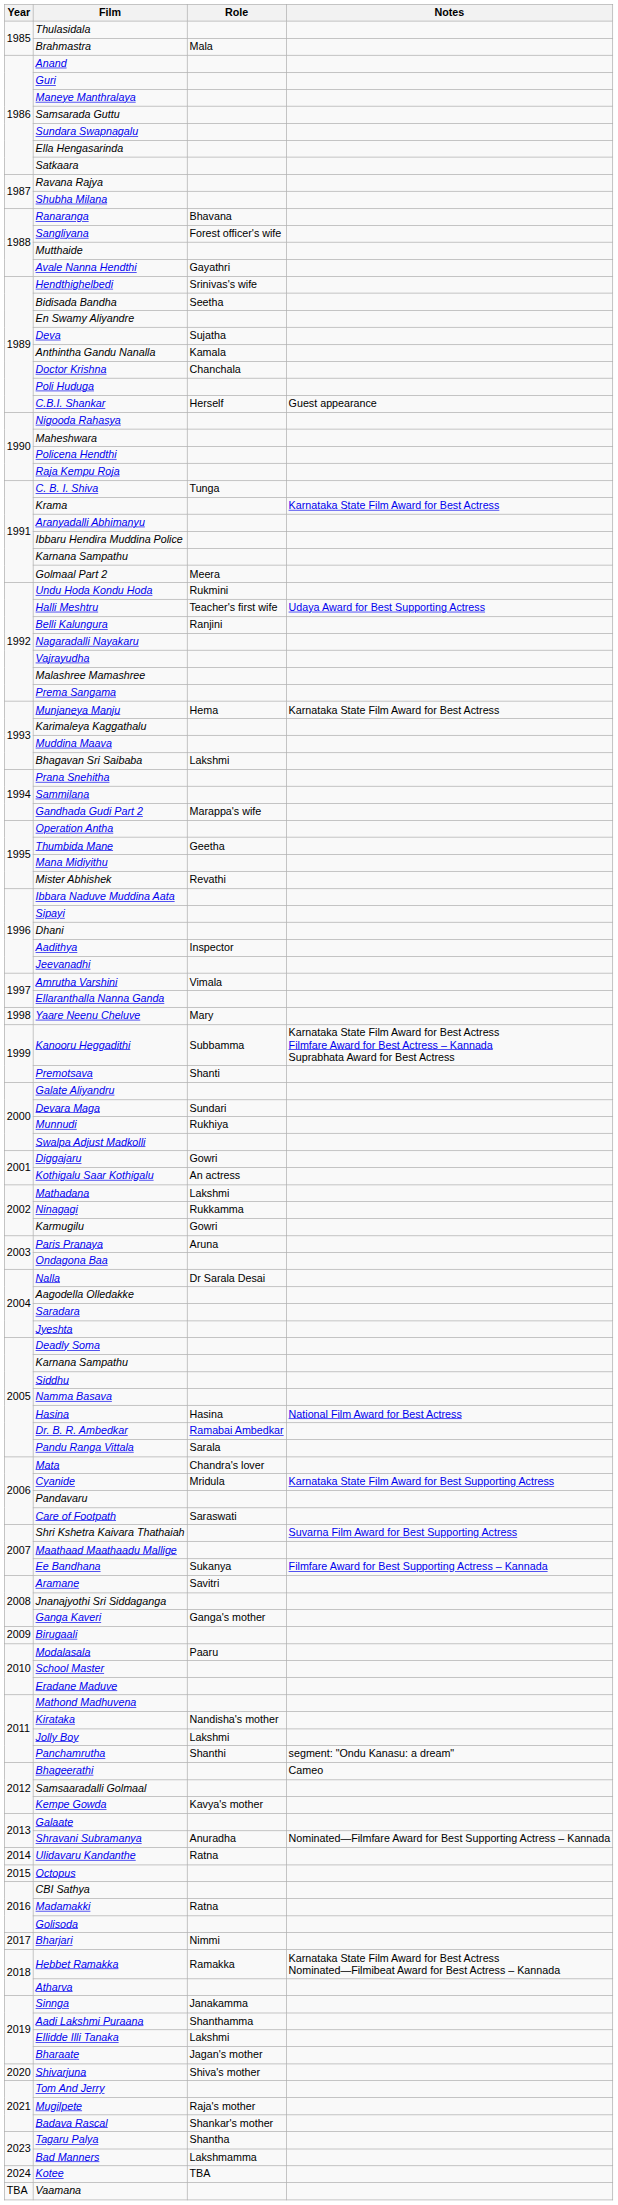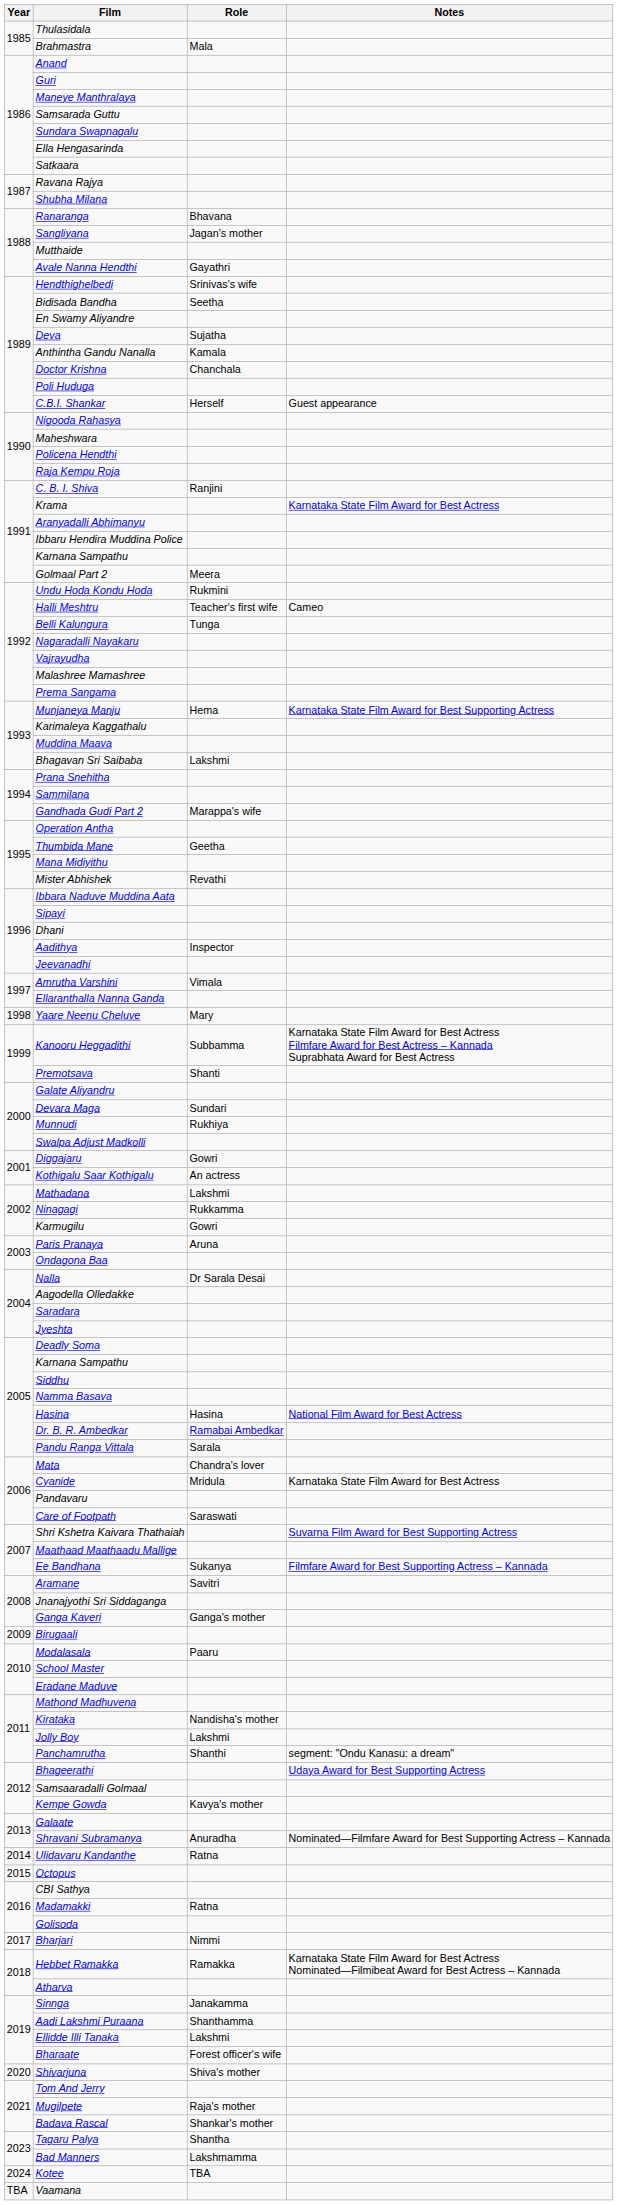(235, 234) Forest officer's wife -> (226, 234) Jagan's mother
(205, 489) Tunga -> (206, 489) Ranjini
(387, 608) Udaya Award for Best Supporting Actress -> (306, 608) Cameo
(206, 625) Ranjini -> (205, 625) Tunga
(394, 710) Karnataka State Film Award for Best Actress -> (421, 710) Karnataka State Film Award for Best Supporting Actress
(421, 1482) Karnataka State Film Award for Best Supporting Actress -> (394, 1482) Karnataka State Film Award for Best Actress
(306, 1771) Cameo -> (387, 1771) Udaya Award for Best Supporting Actress
(226, 2055) Jagan's mother -> (235, 2055) Forest officer's wife
